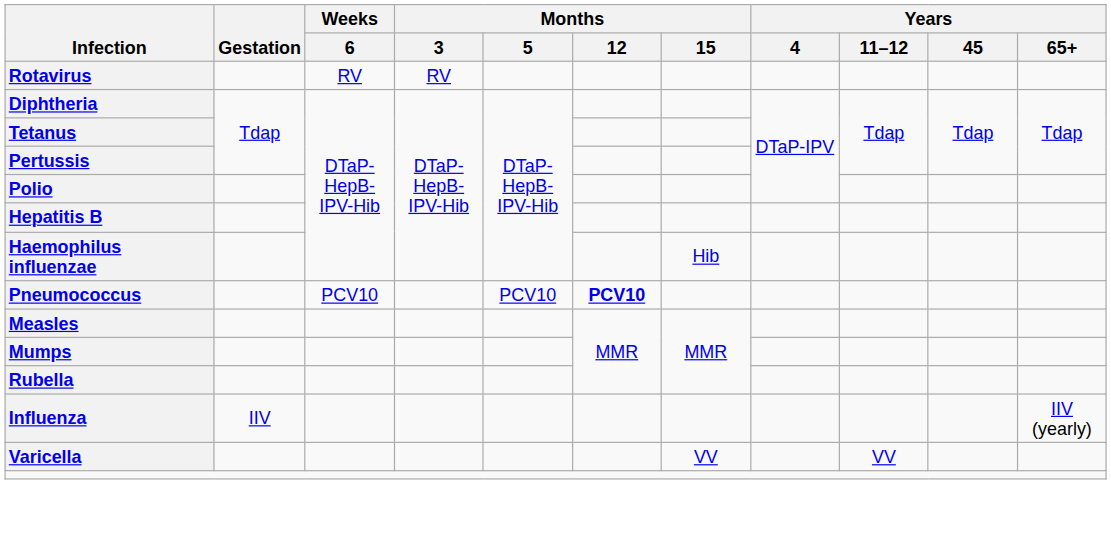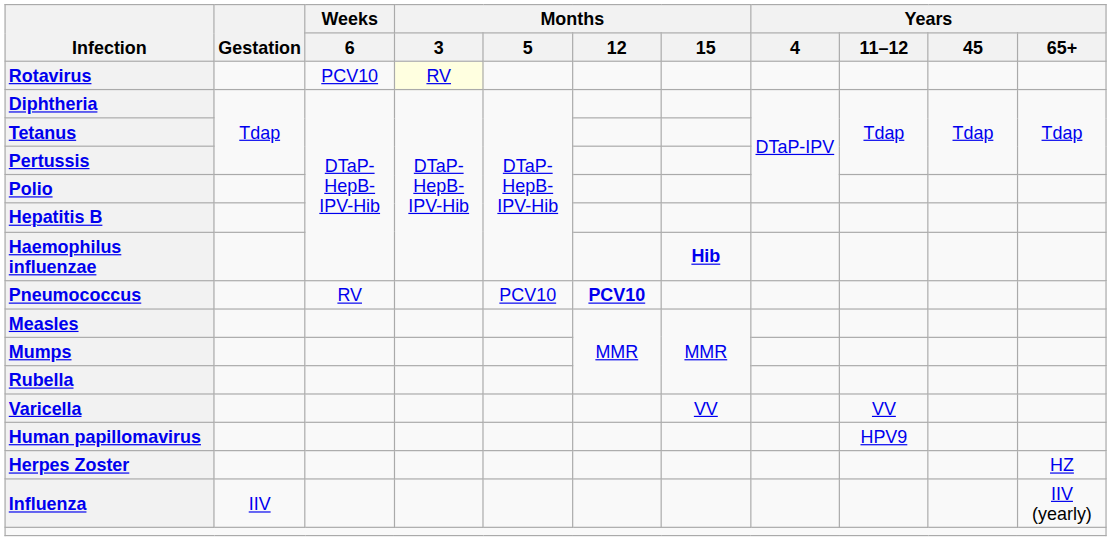(350, 76) RV -> (350, 76) PCV10
(439, 76) no background -> (439, 76) lightyellow background
(706, 256) normal -> (706, 256) bold
(350, 294) PCV10 -> (350, 294) RV
rows swapped: (45, 456) <-> (48, 418)
+ row: (105, 436)
+ row: (69, 465)
